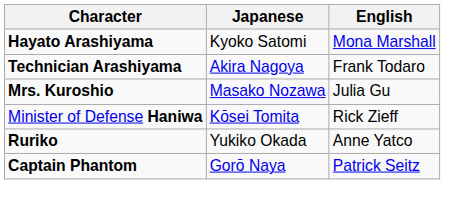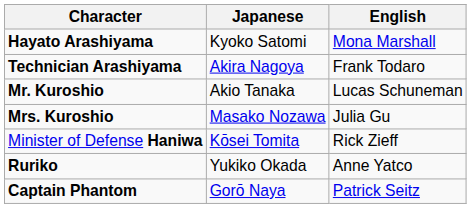+ row: (56, 91)
